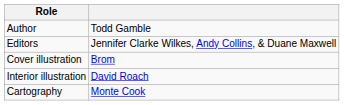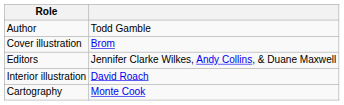rows swapped: (22, 44) <-> (44, 60)
